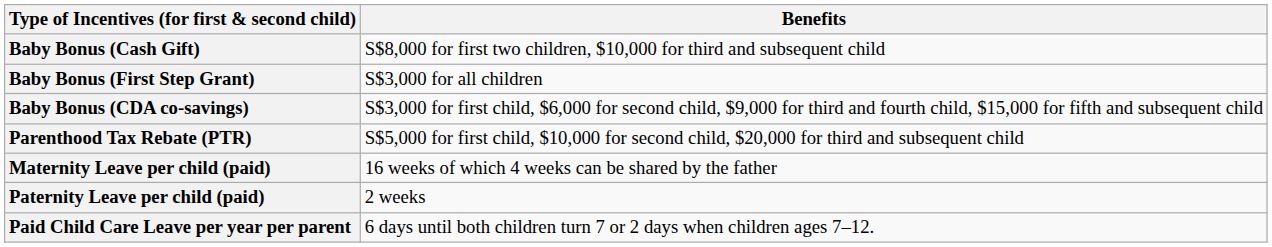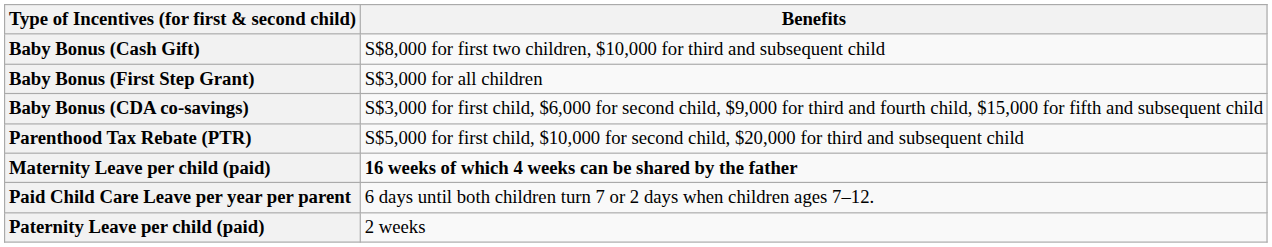(571, 167) normal -> (581, 167) bold
rows swapped: (137, 197) <-> (180, 227)
